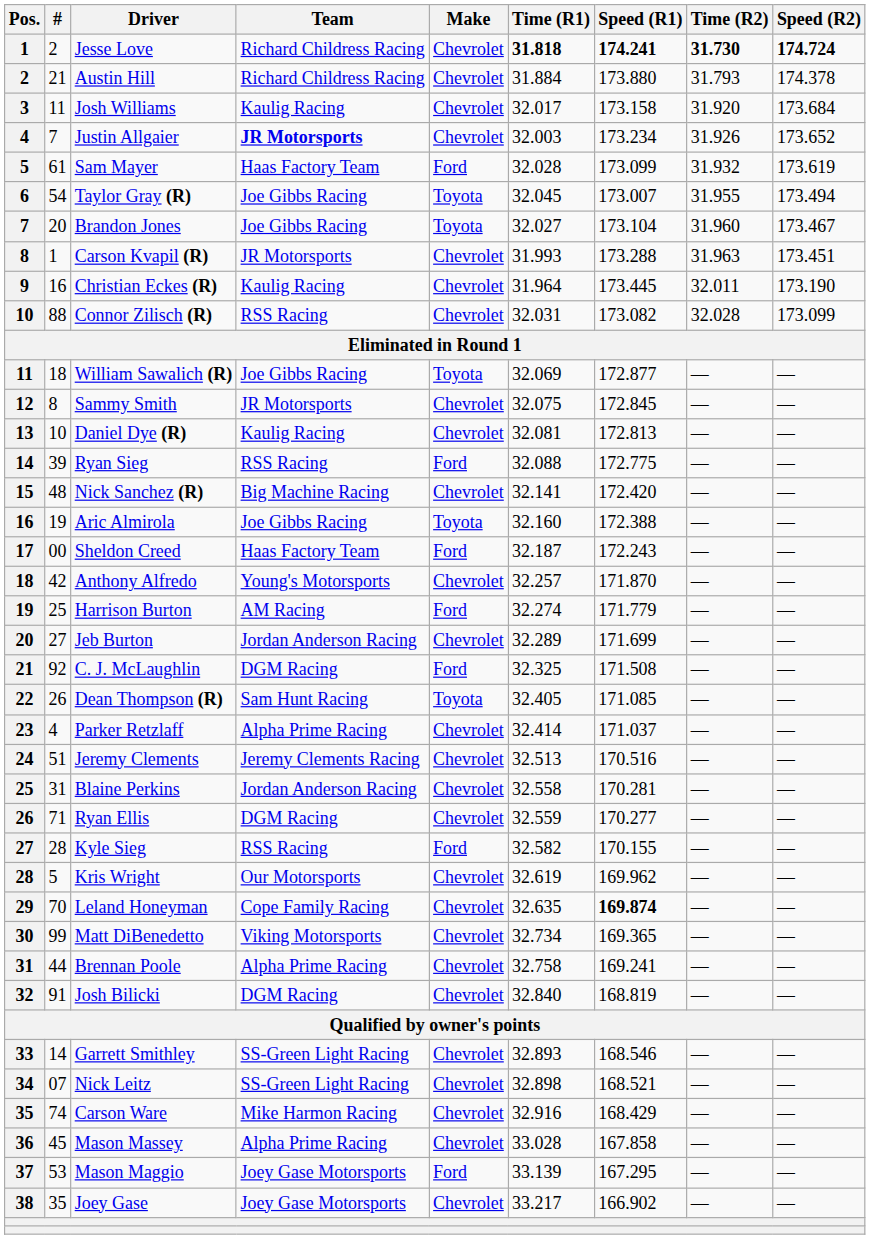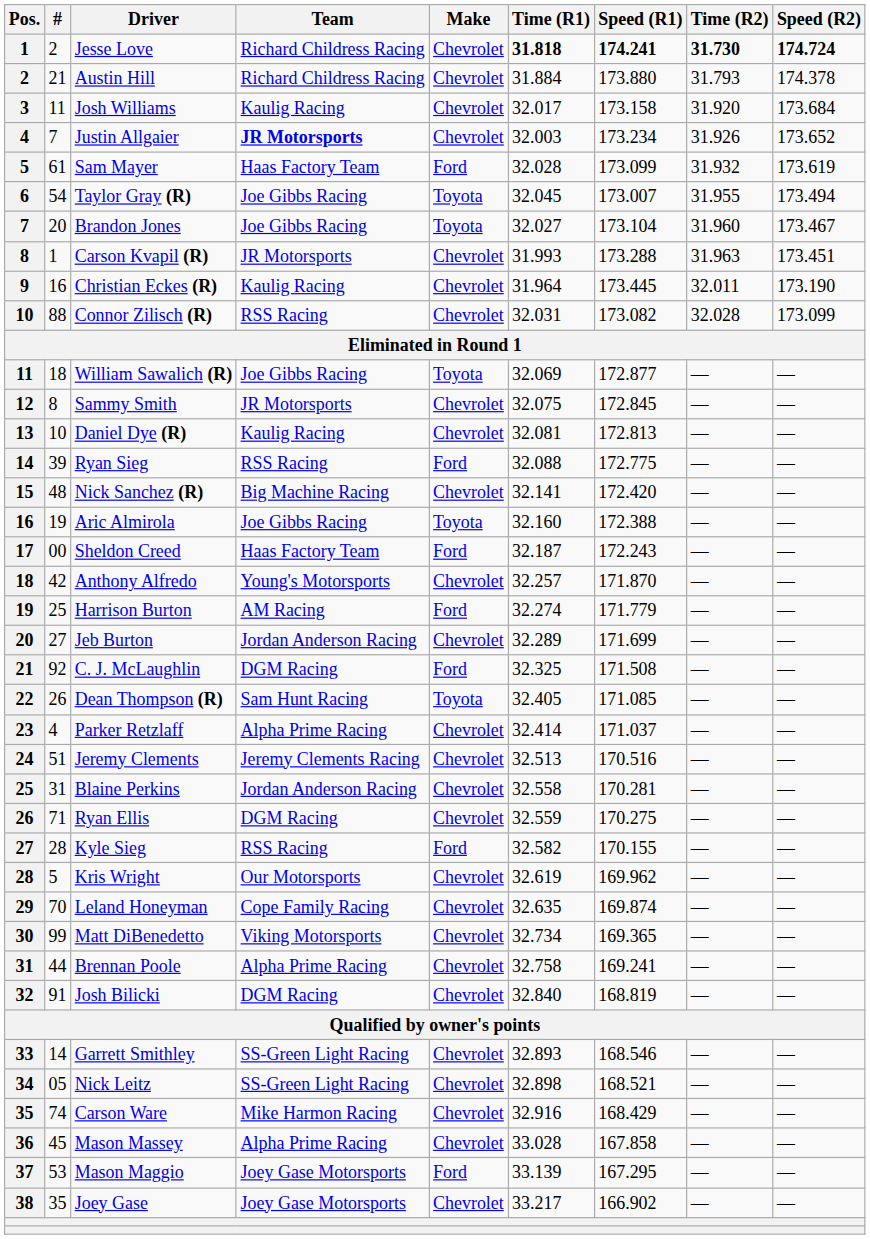(627, 817) 170.277 -> (627, 817) 170.275
(627, 906) bold -> (627, 906) normal
(57, 1084) 07 -> (57, 1084) 05
